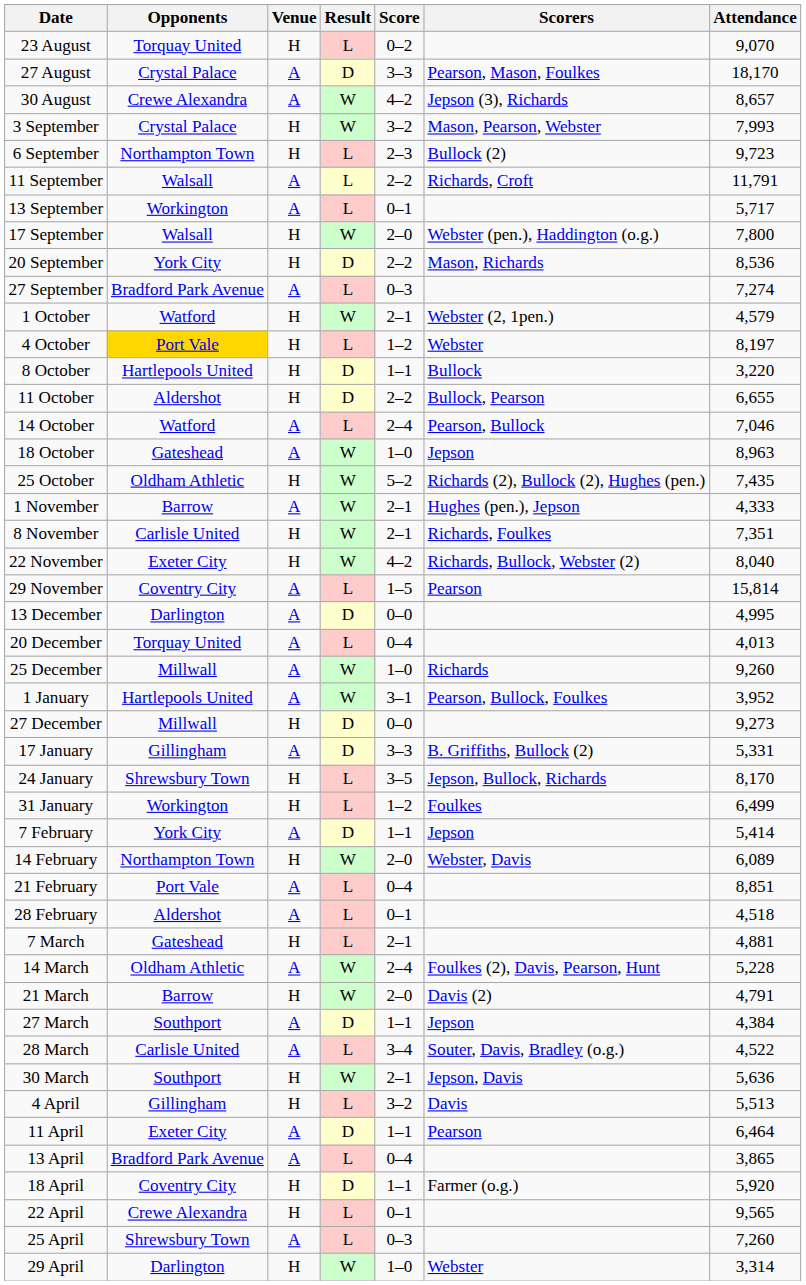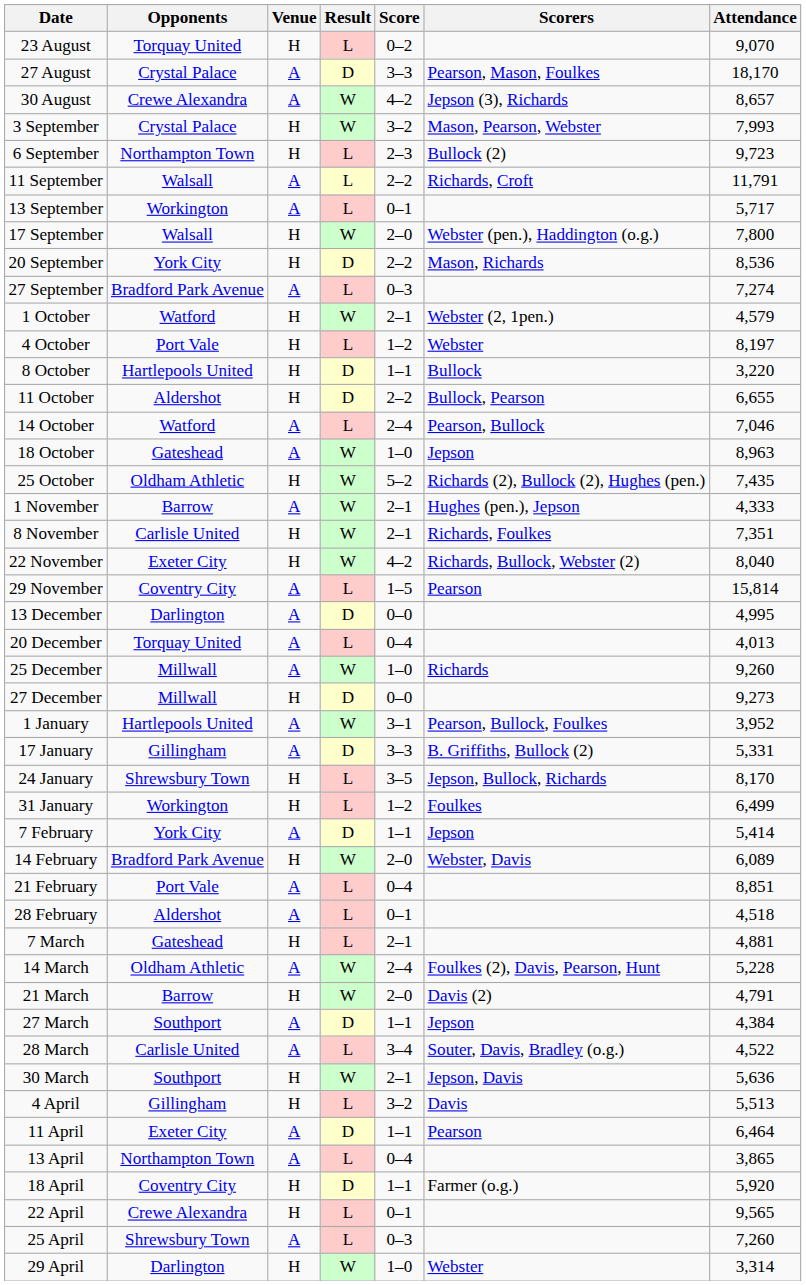(187, 343) gold background -> (187, 343) no background
rows swapped: (56, 724) <-> (56, 696)
(187, 859) Northampton Town -> (187, 859) Bradford Park Avenue
(187, 1158) Bradford Park Avenue -> (187, 1158) Northampton Town
